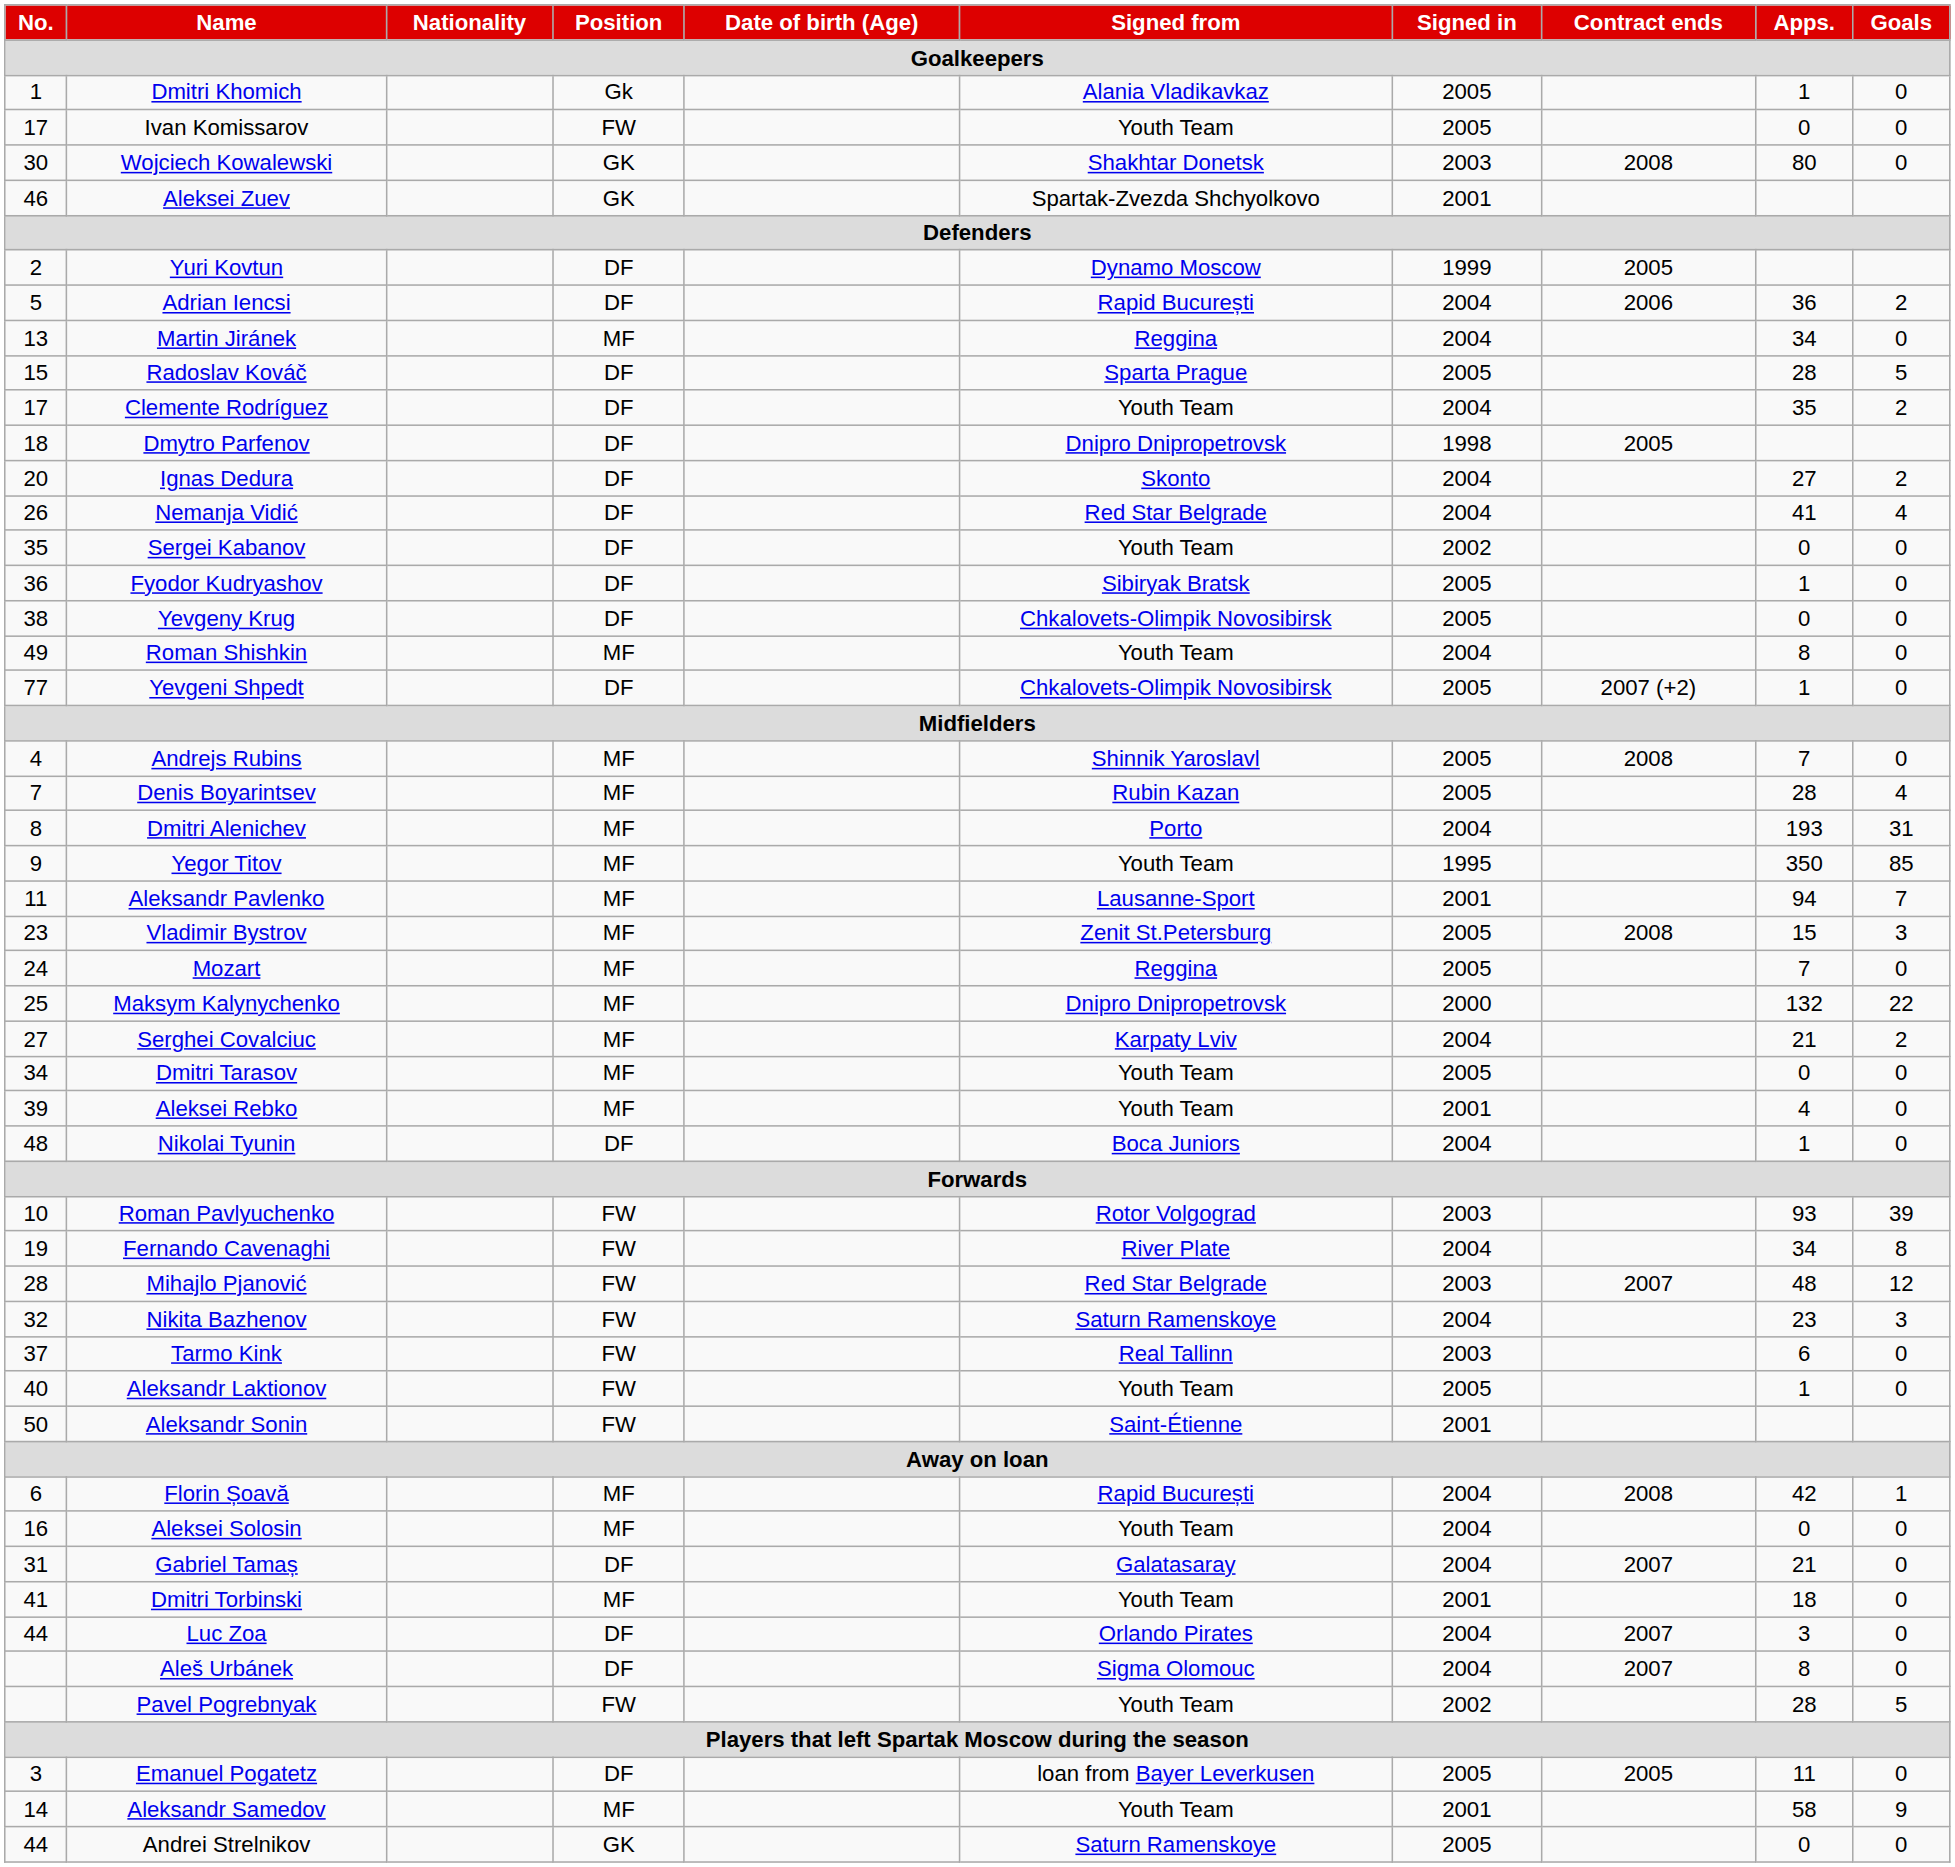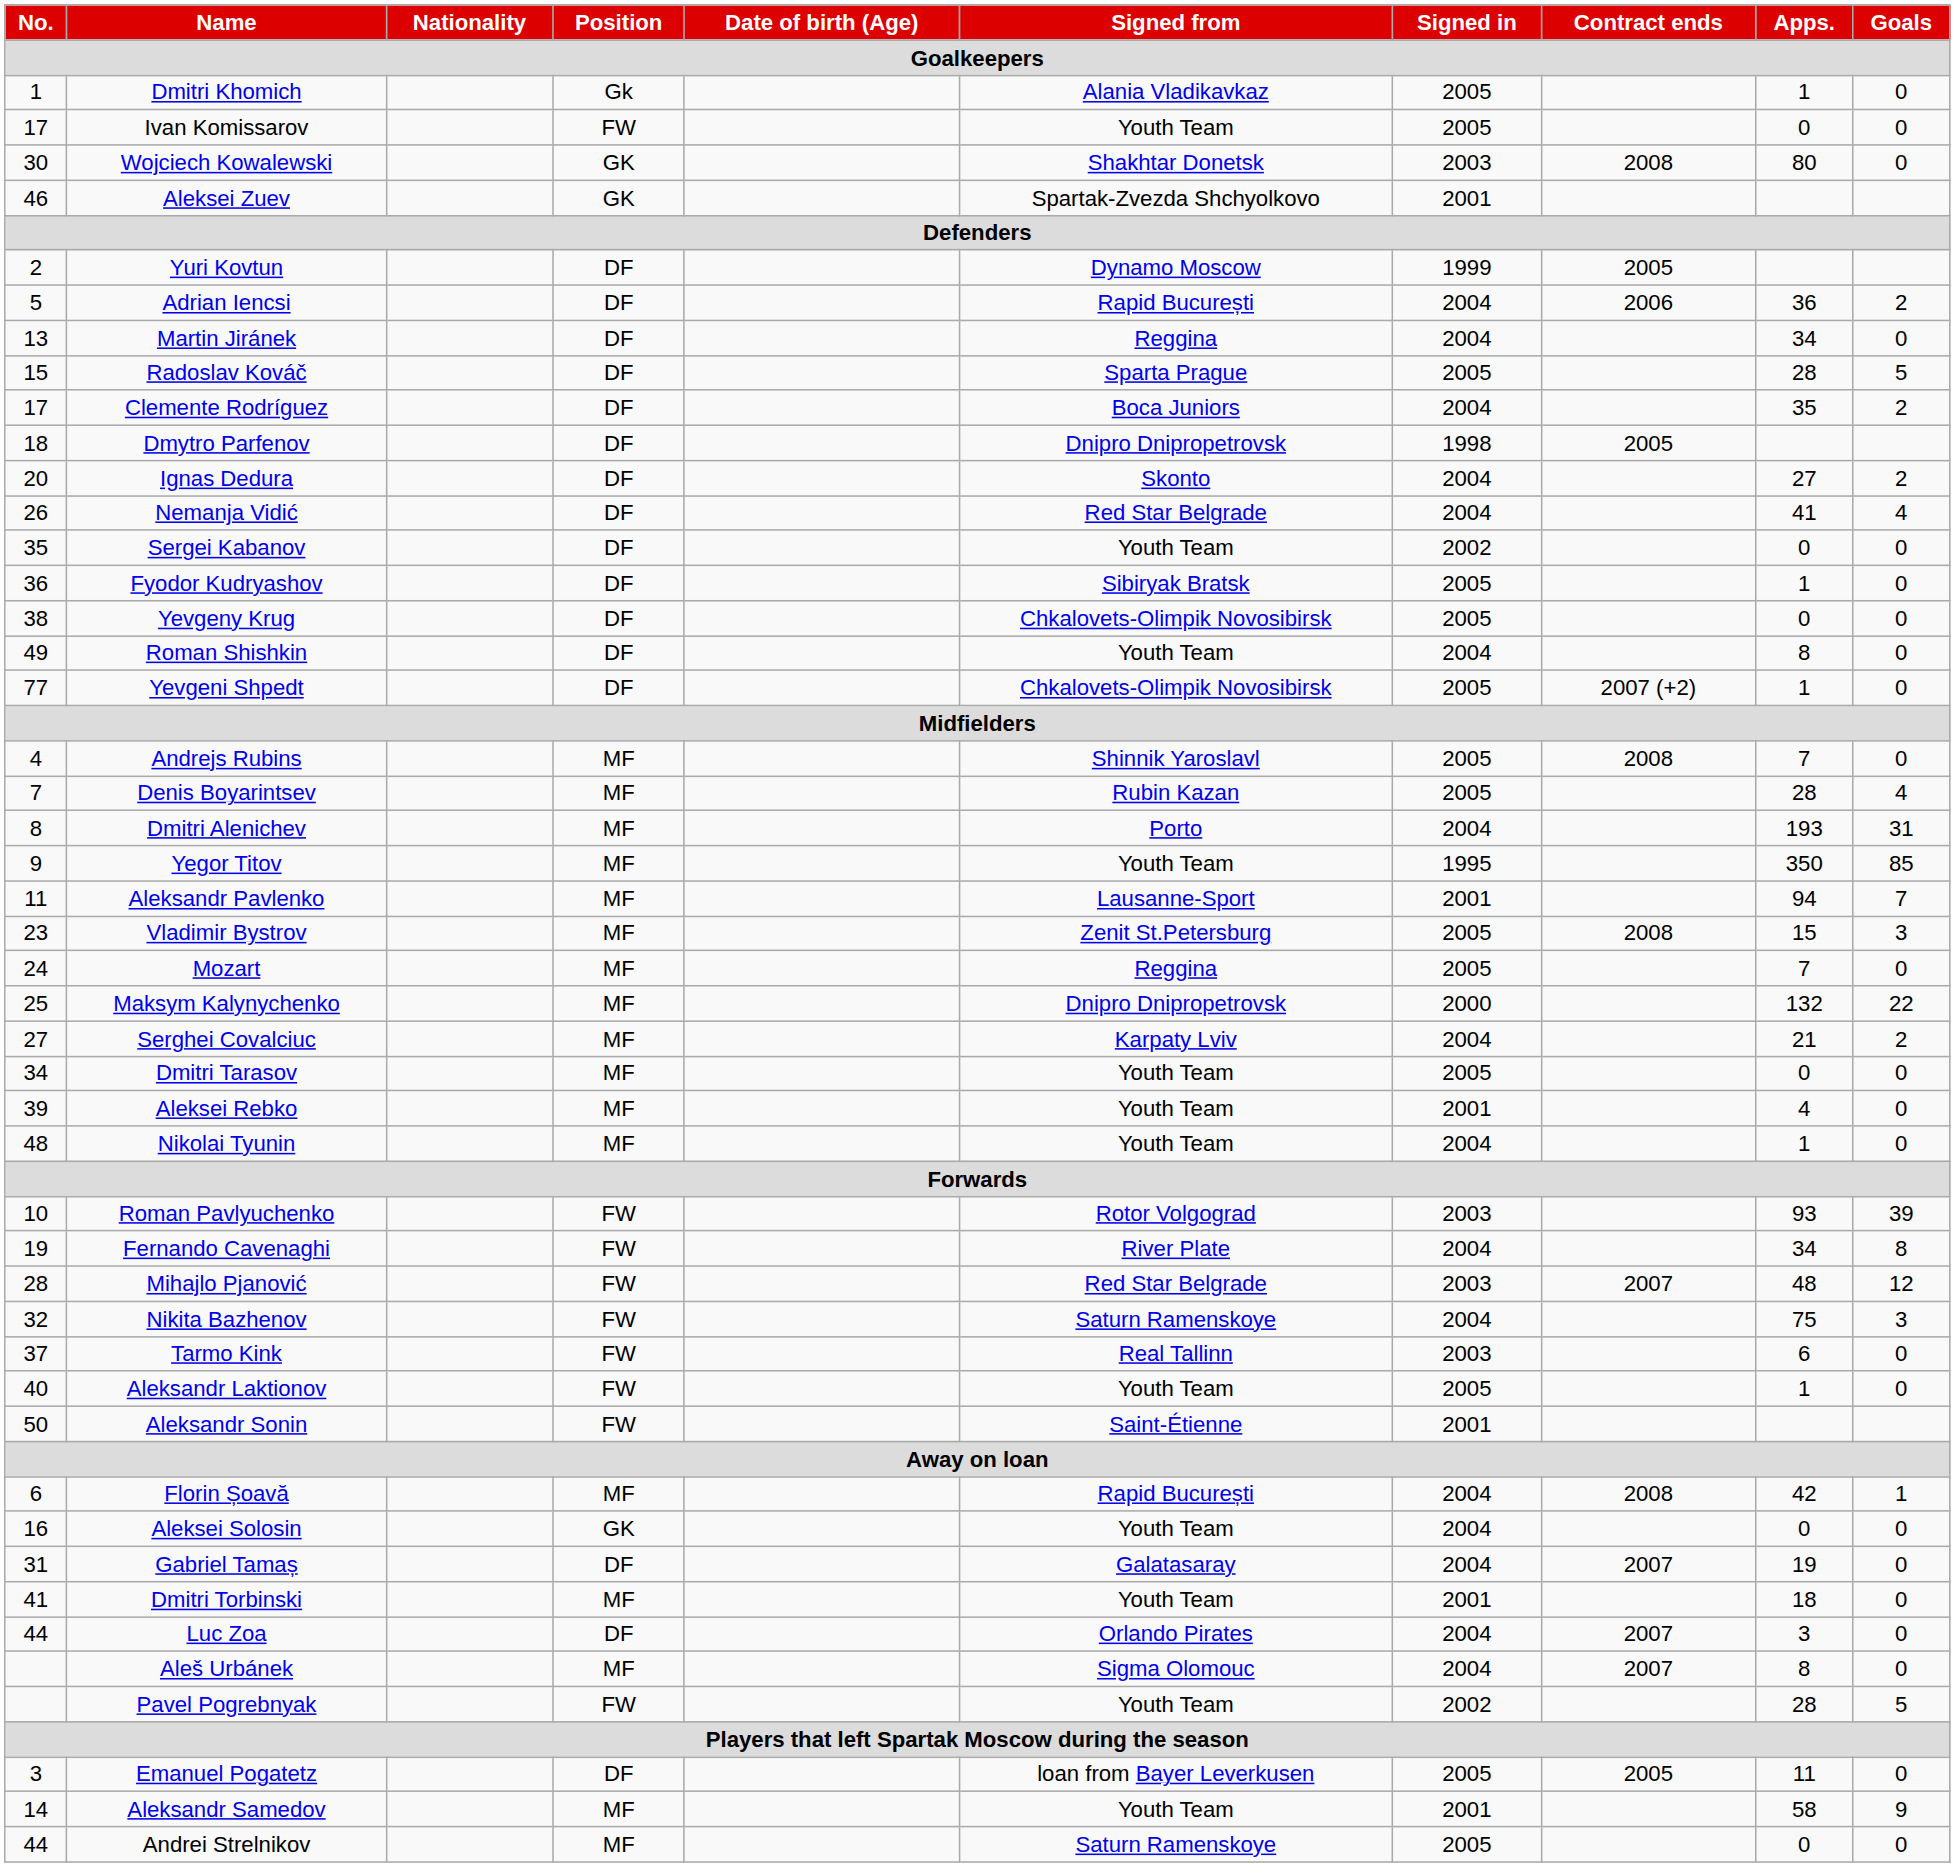(619, 338) MF -> (619, 338) DF
(1176, 408) Youth Team -> (1176, 408) Boca Juniors
(619, 653) MF -> (619, 653) DF
(619, 1144) DF -> (619, 1144) MF
(1176, 1144) Boca Juniors -> (1176, 1144) Youth Team
(1804, 1319) 23 -> (1804, 1319) 75
(619, 1529) MF -> (619, 1529) GK
(1804, 1564) 21 -> (1804, 1564) 19
(619, 1669) DF -> (619, 1669) MF
(619, 1844) GK -> (619, 1844) MF
